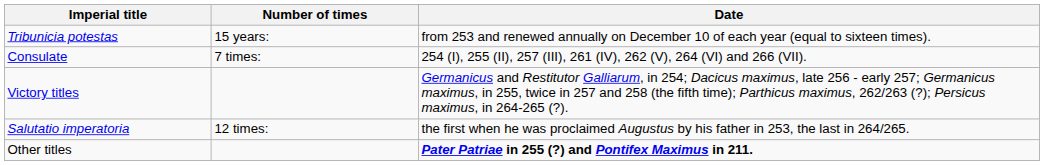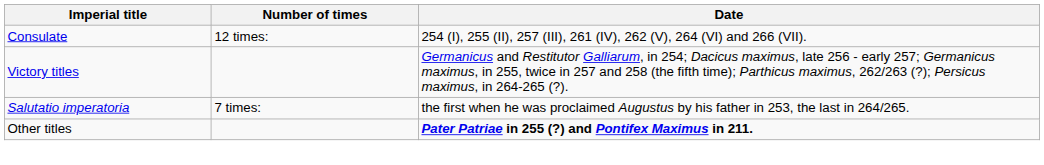- row: (63, 36)
(238, 57) 7 times: -> (241, 36) 12 times:
(241, 129) 12 times: -> (238, 108) 7 times:
